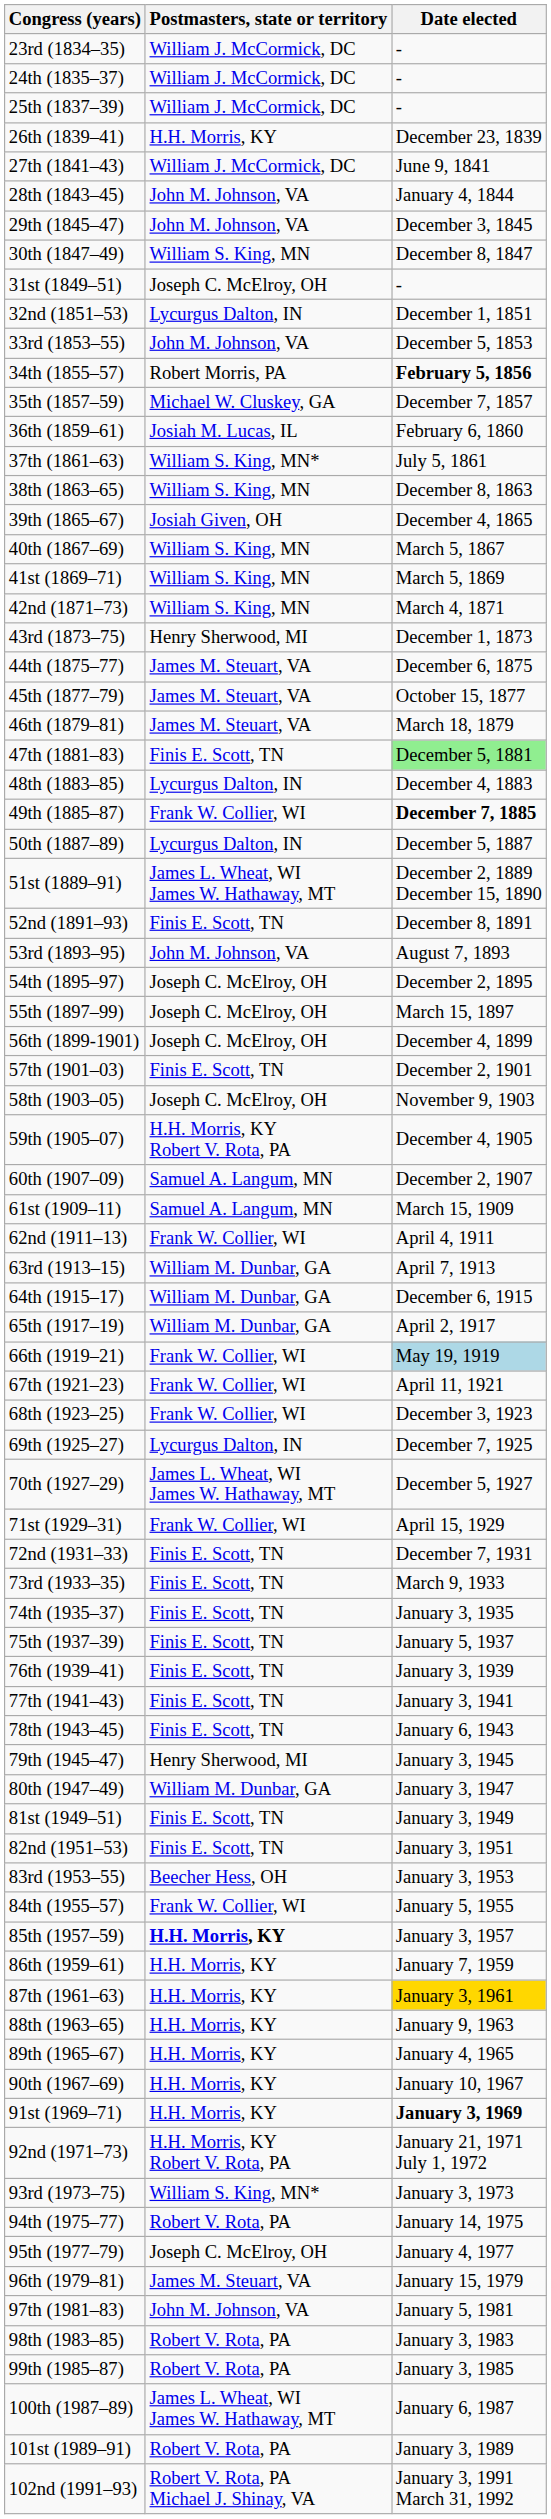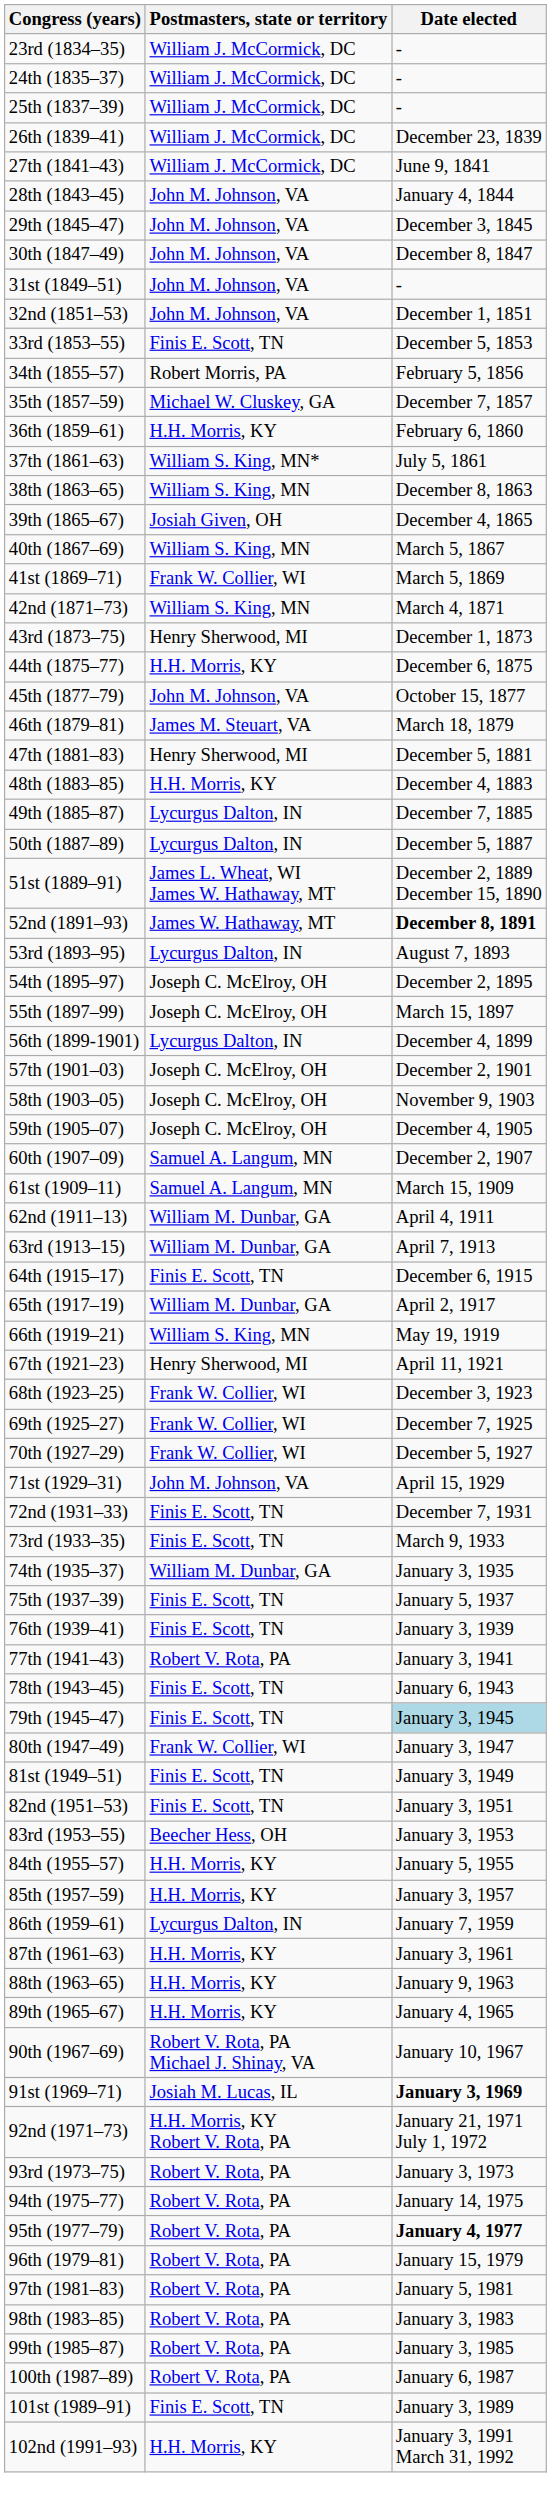(213, 136) H.H. Morris, KY -> (253, 136) William J. McCormick, DC
(230, 254) William S. King, MN -> (229, 254) John M. Johnson, VA
(238, 284) Joseph C. McElroy, OH -> (229, 284) John M. Johnson, VA
(226, 313) Lycurgus Dalton, IN -> (229, 313) John M. Johnson, VA
(229, 343) John M. Johnson, VA -> (217, 343) Finis E. Scott, TN
(464, 372) bold -> (460, 372) normal
(224, 431) Josiah M. Lucas, IL -> (213, 431) H.H. Morris, KY
(230, 578) William S. King, MN -> (228, 578) Frank W. Collier, WI
(230, 666) James M. Steuart, VA -> (213, 666) H.H. Morris, KY
(230, 696) James M. Steuart, VA -> (229, 696) John M. Johnson, VA
(217, 755) Finis E. Scott, TN -> (229, 755) Henry Sherwood, MI
(464, 755) lightgreen background -> (464, 755) no background
(226, 784) Lycurgus Dalton, IN -> (213, 784) H.H. Morris, KY
(228, 813) Frank W. Collier, WI -> (226, 813) Lycurgus Dalton, IN
(466, 813) bold -> (464, 813) normal
(217, 923) Finis E. Scott, TN -> (242, 923) James W. Hathaway, MT
(464, 923) normal -> (466, 923) bold
(229, 952) John M. Johnson, VA -> (226, 952) Lycurgus Dalton, IN
(238, 1040) Joseph C. McElroy, OH -> (226, 1040) Lycurgus Dalton, IN
(217, 1070) Finis E. Scott, TN -> (238, 1070) Joseph C. McElroy, OH
(220, 1139) H.H. Morris, KY Robert V. Rota, PA -> (238, 1129) Joseph C. McElroy, OH
(228, 1238) Frank W. Collier, WI -> (240, 1217) William M. Dunbar, GA
(240, 1297) William M. Dunbar, GA -> (217, 1276) Finis E. Scott, TN
(228, 1356) Frank W. Collier, WI -> (230, 1335) William S. King, MN
(448, 1356) lightblue background -> (448, 1335) no background
(228, 1385) Frank W. Collier, WI -> (229, 1364) Henry Sherwood, MI
(226, 1444) Lycurgus Dalton, IN -> (228, 1423) Frank W. Collier, WI
(242, 1484) James L. Wheat, WI James W. Hathaway, MT -> (228, 1452) Frank W. Collier, WI
(228, 1524) Frank W. Collier, WI -> (229, 1482) John M. Johnson, VA
(217, 1612) Finis E. Scott, TN -> (240, 1570) William M. Dunbar, GA
(217, 1700) Finis E. Scott, TN -> (220, 1659) Robert V. Rota, PA
(229, 1759) Henry Sherwood, MI -> (217, 1717) Finis E. Scott, TN
(455, 1759) no background -> (455, 1717) lightblue background
(240, 1789) William M. Dunbar, GA -> (228, 1747) Frank W. Collier, WI
(228, 1906) Frank W. Collier, WI -> (213, 1865) H.H. Morris, KY
(217, 1936) bold -> (213, 1894) normal
(213, 1965) H.H. Morris, KY -> (226, 1923) Lycurgus Dalton, IN
(455, 1995) gold background -> (455, 1953) no background
(213, 2083) H.H. Morris, KY -> (232, 2052) Robert V. Rota, PA Michael J. Shinay, VA
(213, 2112) H.H. Morris, KY -> (224, 2091) Josiah M. Lucas, IL
(234, 2192) William S. King, MN* -> (220, 2171) Robert V. Rota, PA
(238, 2251) Joseph C. McElroy, OH -> (220, 2230) Robert V. Rota, PA
(455, 2251) normal -> (459, 2230) bold
(230, 2280) James M. Steuart, VA -> (220, 2260) Robert V. Rota, PA
(229, 2310) John M. Johnson, VA -> (220, 2289) Robert V. Rota, PA
(242, 2409) James L. Wheat, WI James W. Hathaway, MT -> (220, 2377) Robert V. Rota, PA
(220, 2448) Robert V. Rota, PA -> (217, 2407) Finis E. Scott, TN
(232, 2488) Robert V. Rota, PA Michael J. Shinay, VA -> (213, 2447) H.H. Morris, KY
